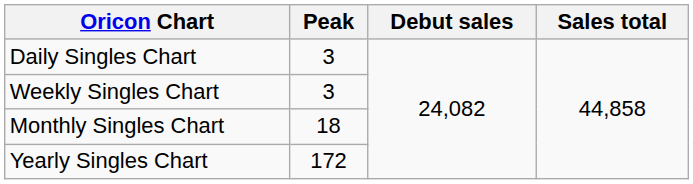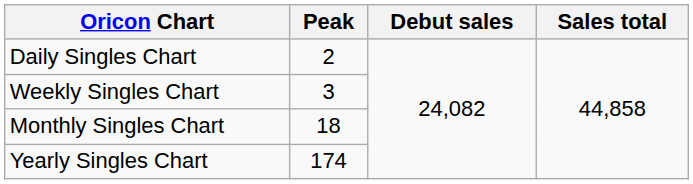(328, 56) 3 -> (328, 56) 2
(328, 160) 172 -> (328, 160) 174
